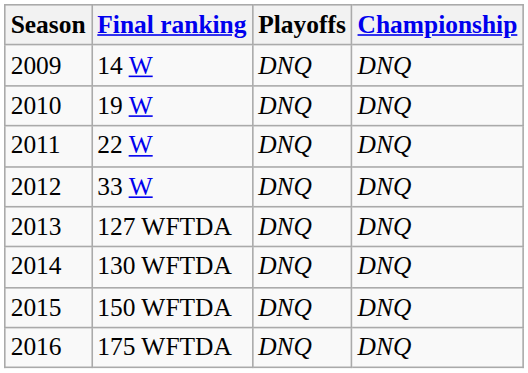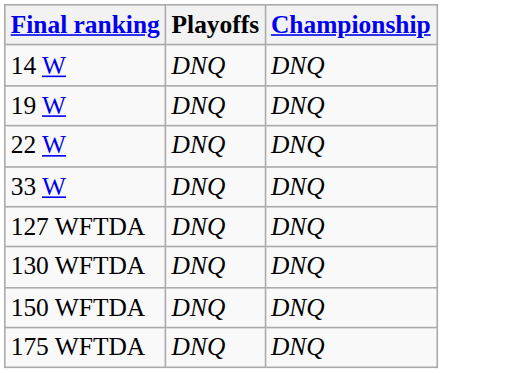- column: (48, 24)
